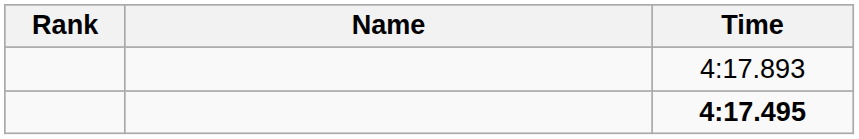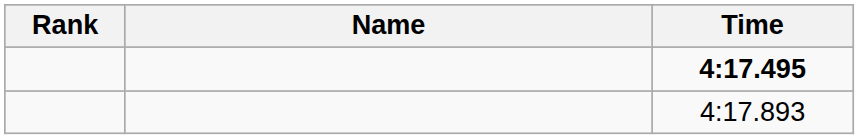rows swapped: (753, 111) <-> (753, 68)
